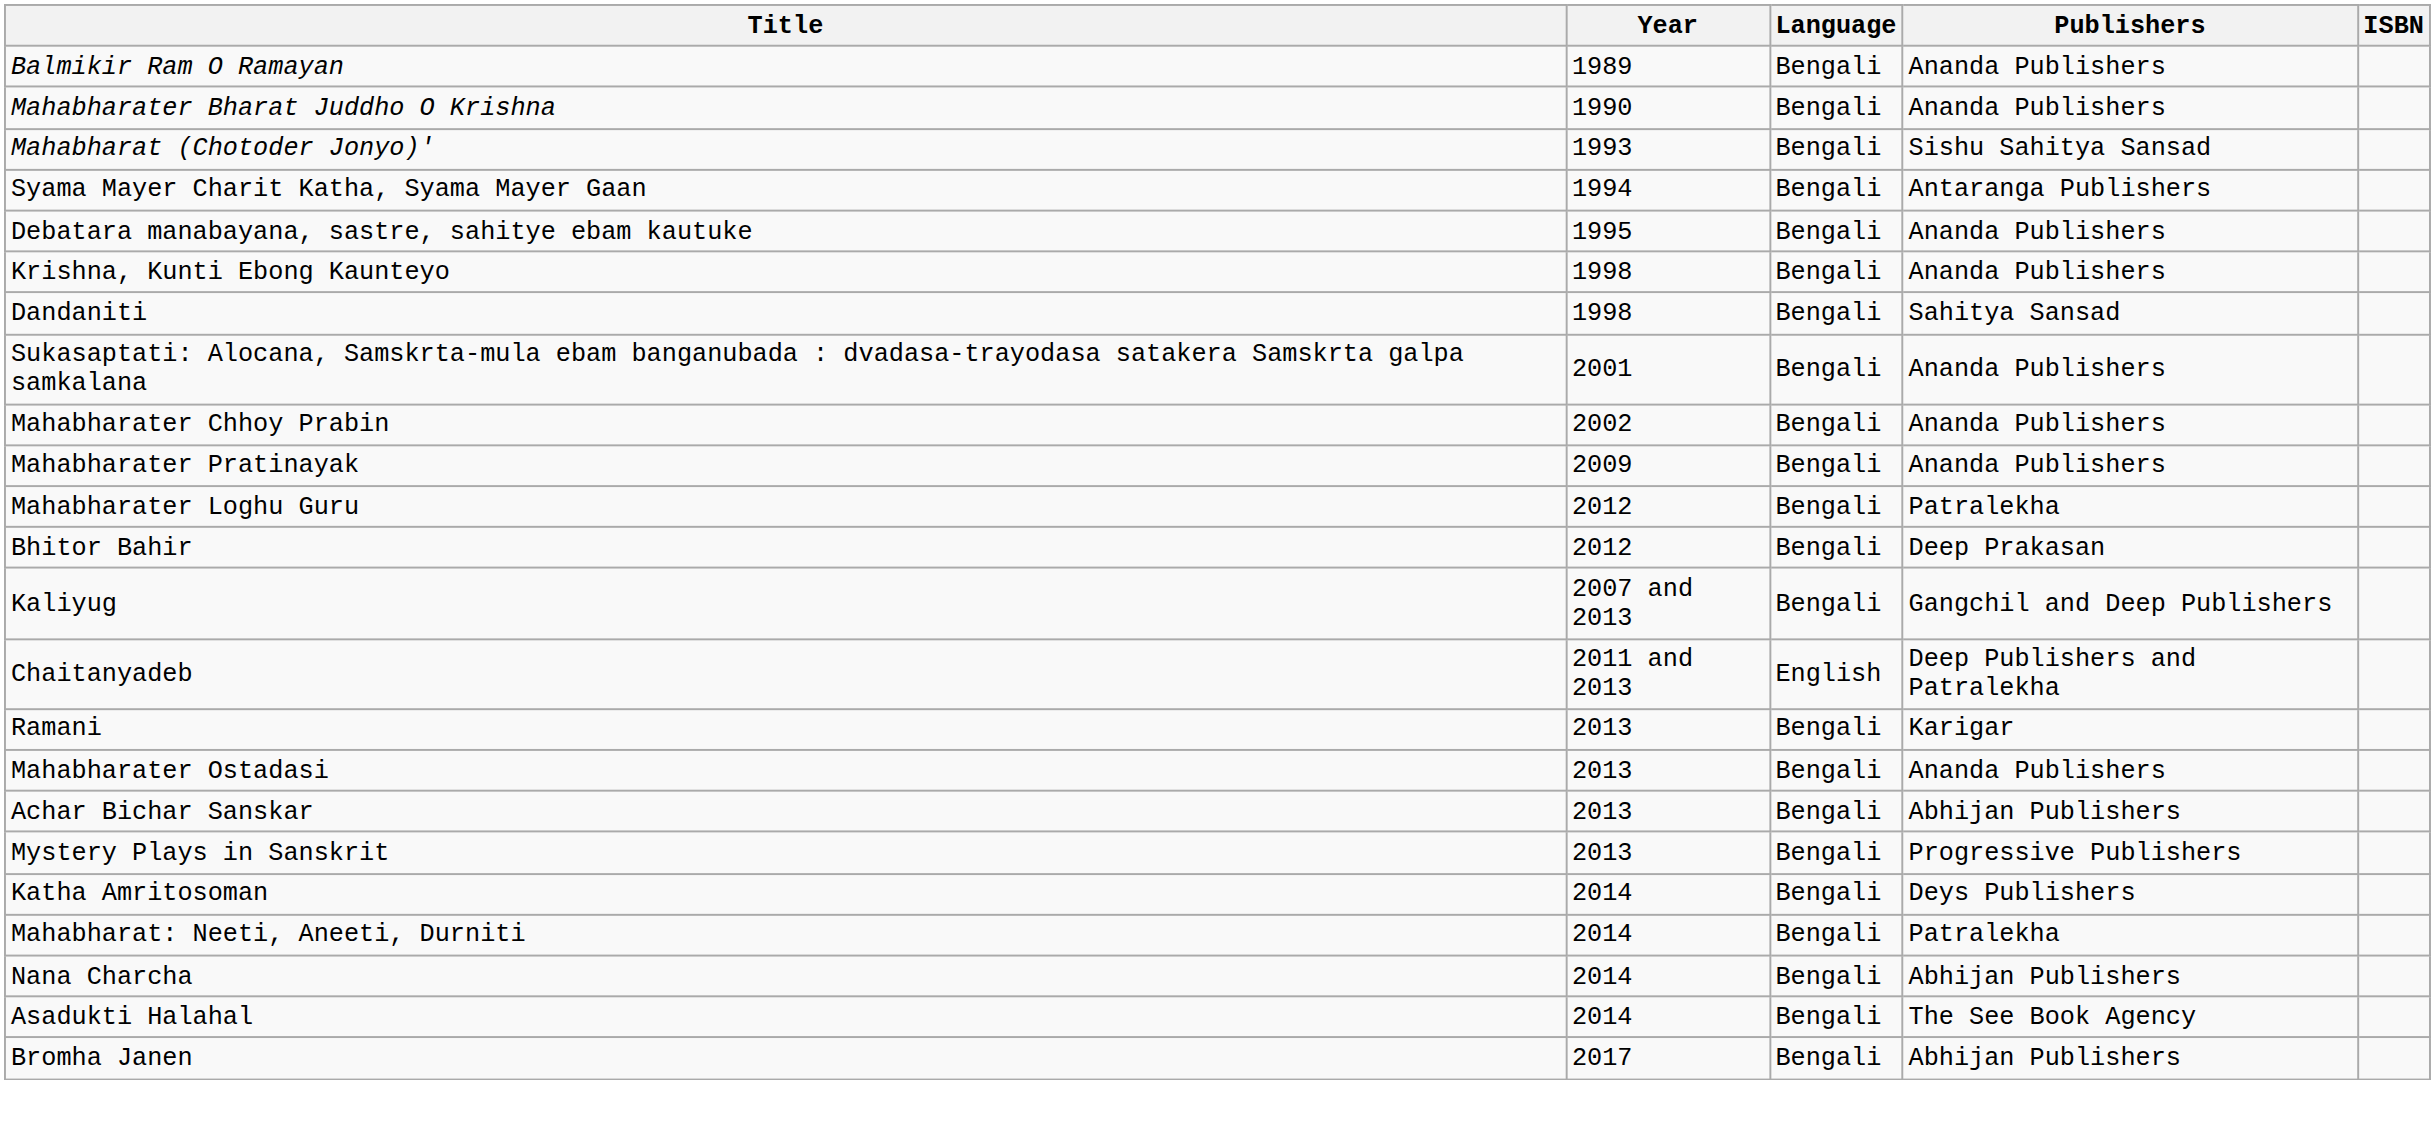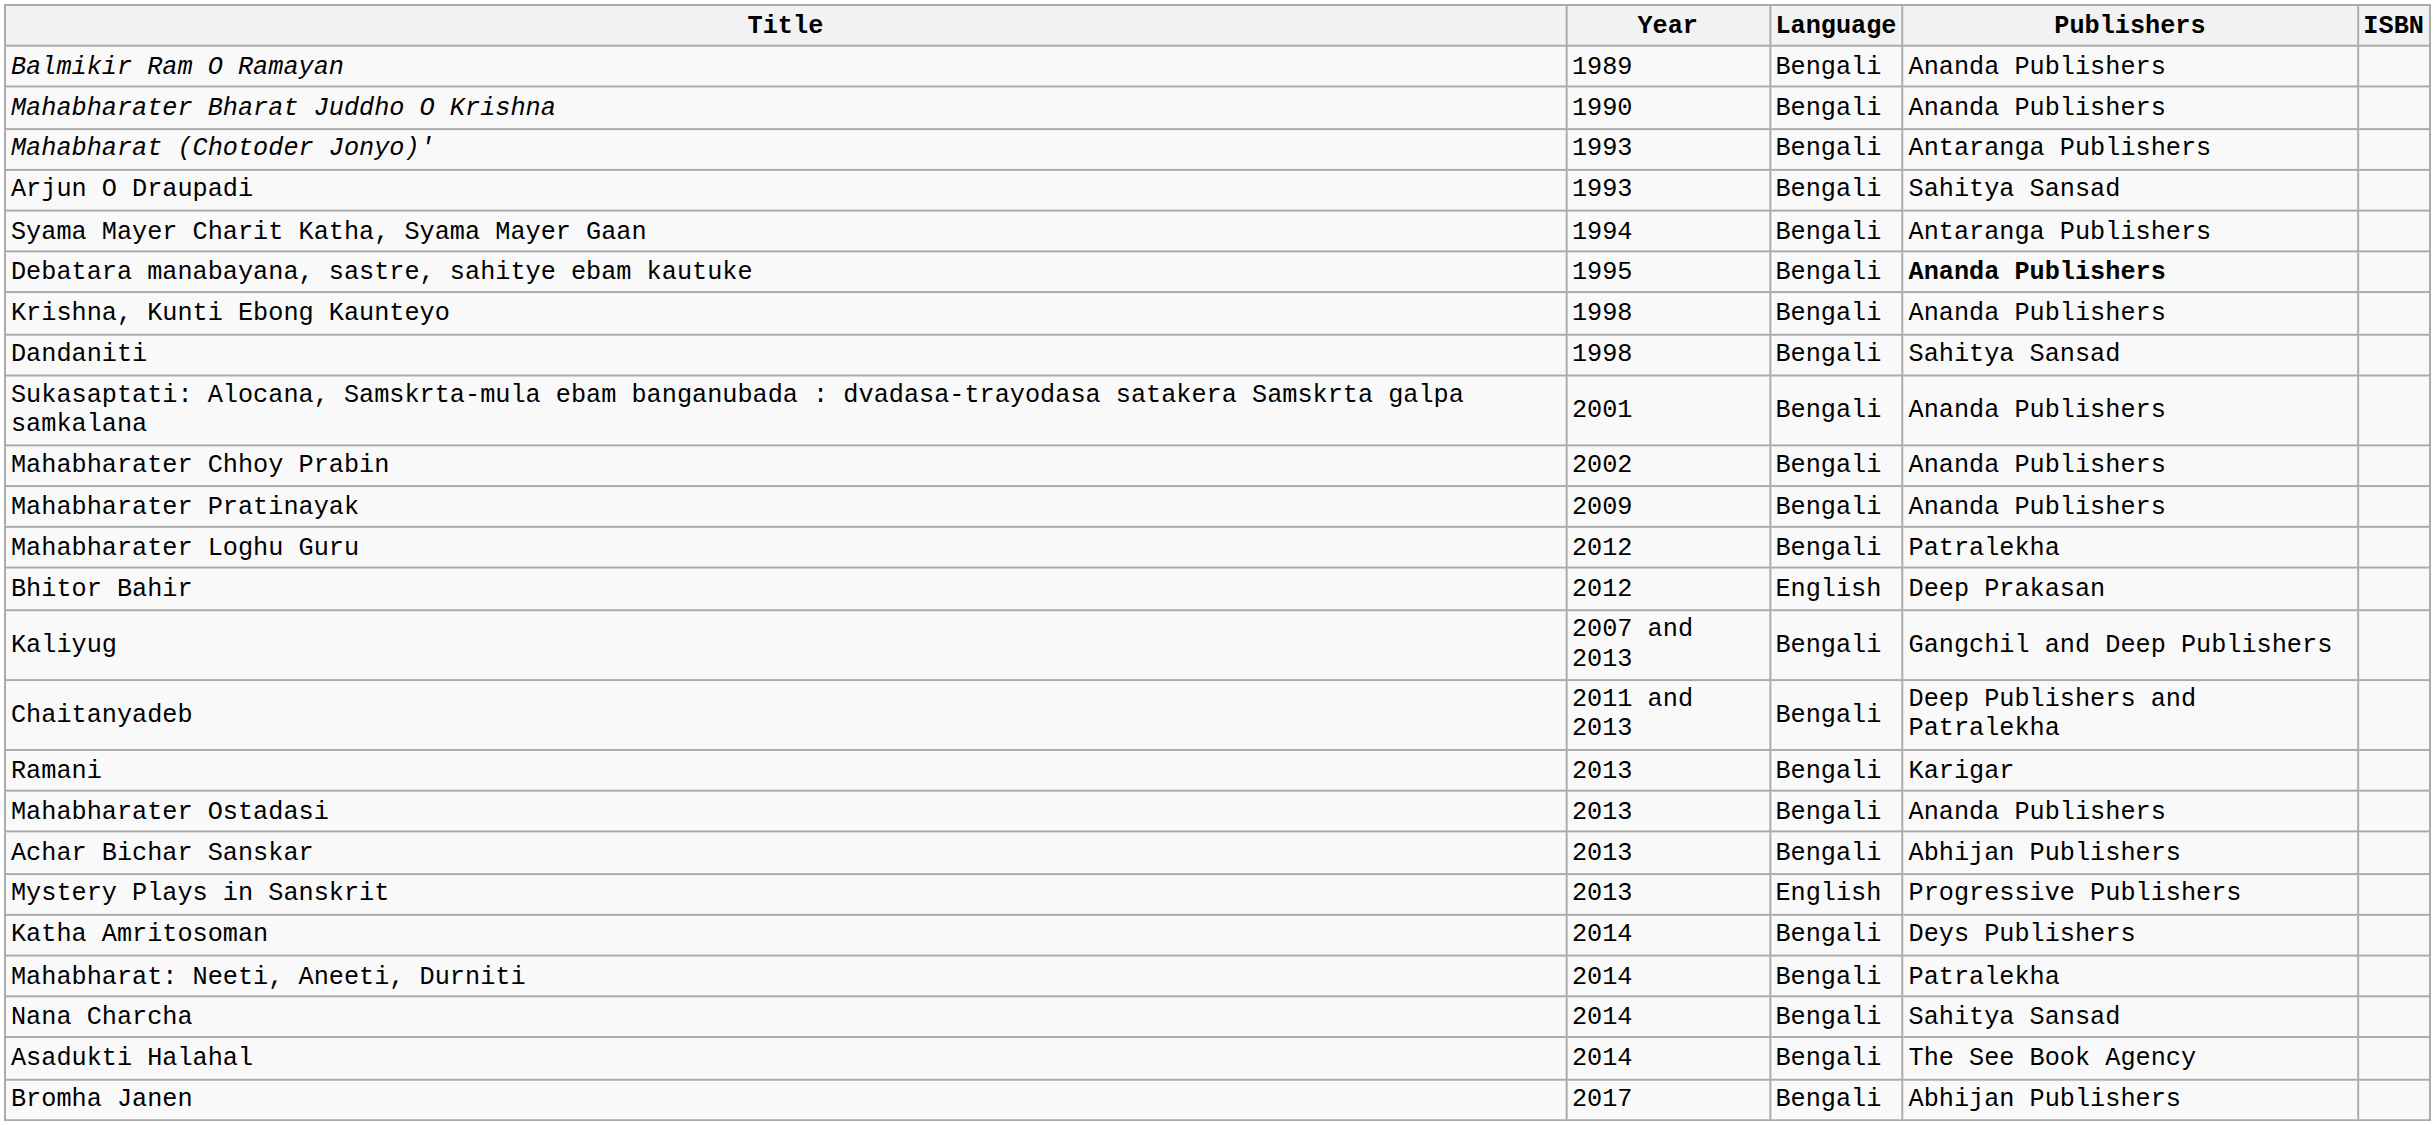(2060, 149) Sishu Sahitya Sansad -> (2060, 149) Antaranga Publishers
+ row: (132, 190)
(2037, 231) normal -> (2037, 272) bold
(1828, 548) Bengali -> (1828, 589) English
(1828, 674) English -> (1828, 715) Bengali
(1828, 853) Bengali -> (1828, 894) English
(2045, 976) Abhijan Publishers -> (2014, 1017) Sahitya Sansad
